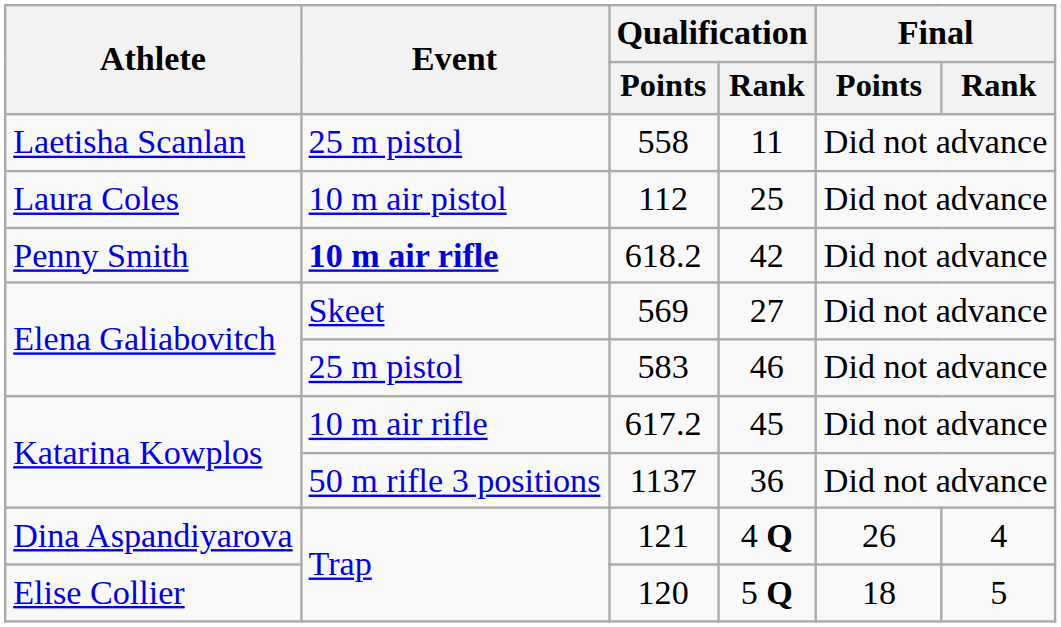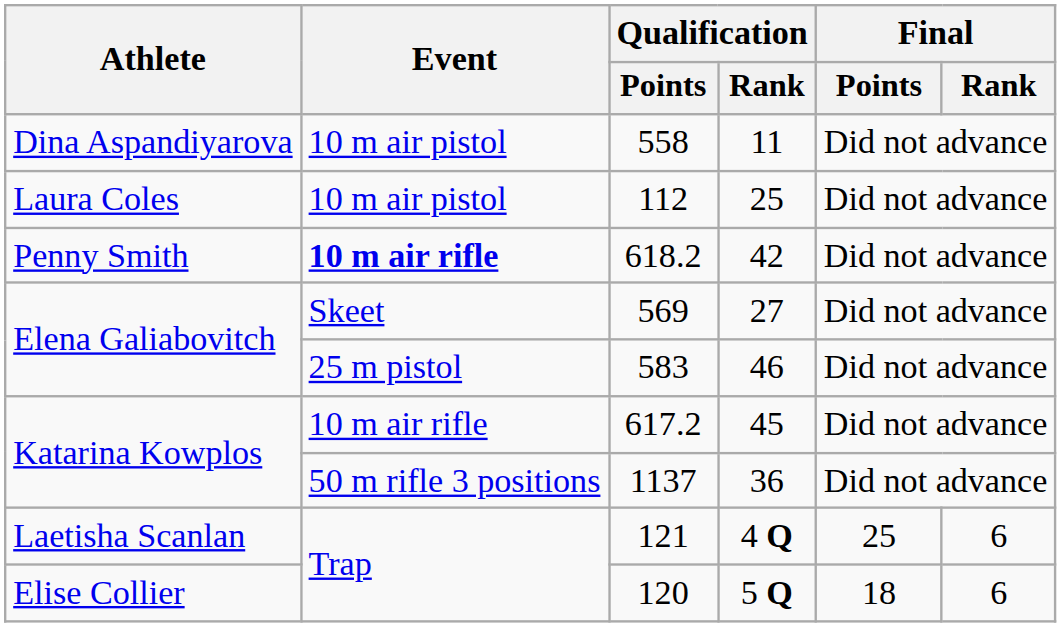(129, 142) Laetisha Scanlan -> (153, 142) Dina Aspandiyarova
(385, 142) 25 m pistol -> (408, 142) 10 m air pistol
(153, 536) Dina Aspandiyarova -> (129, 536) Laetisha Scanlan
(879, 536) 26 -> (879, 536) 25
(999, 536) 4 -> (999, 536) 6
(999, 592) 5 -> (999, 592) 6
